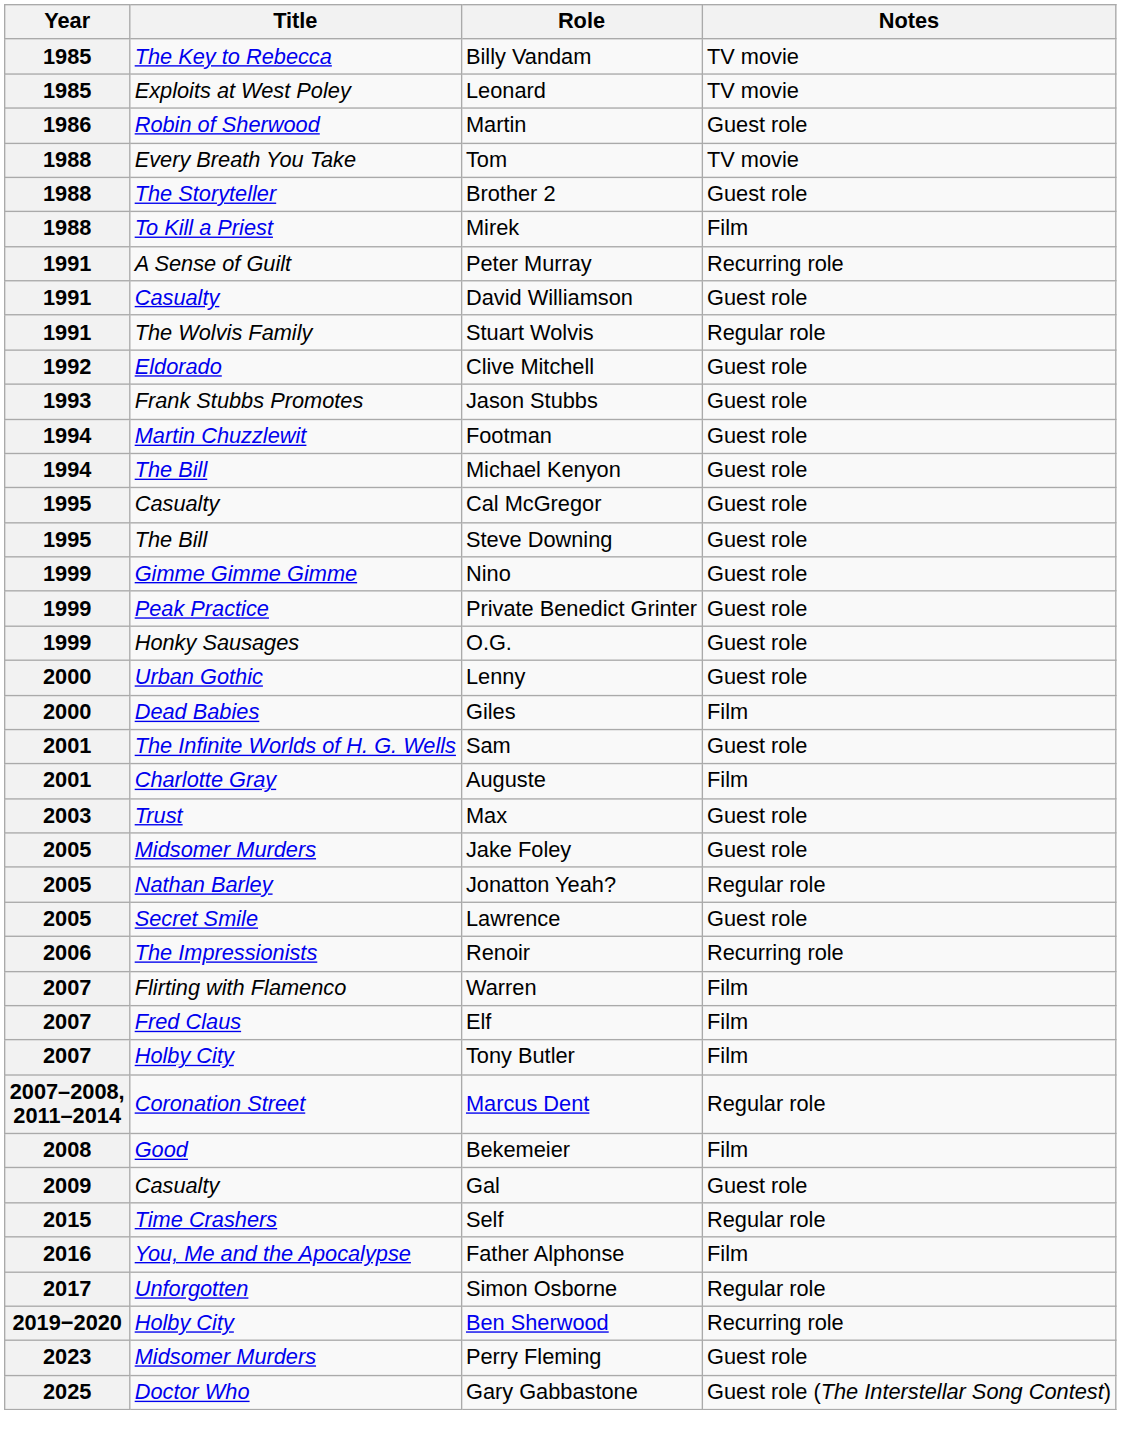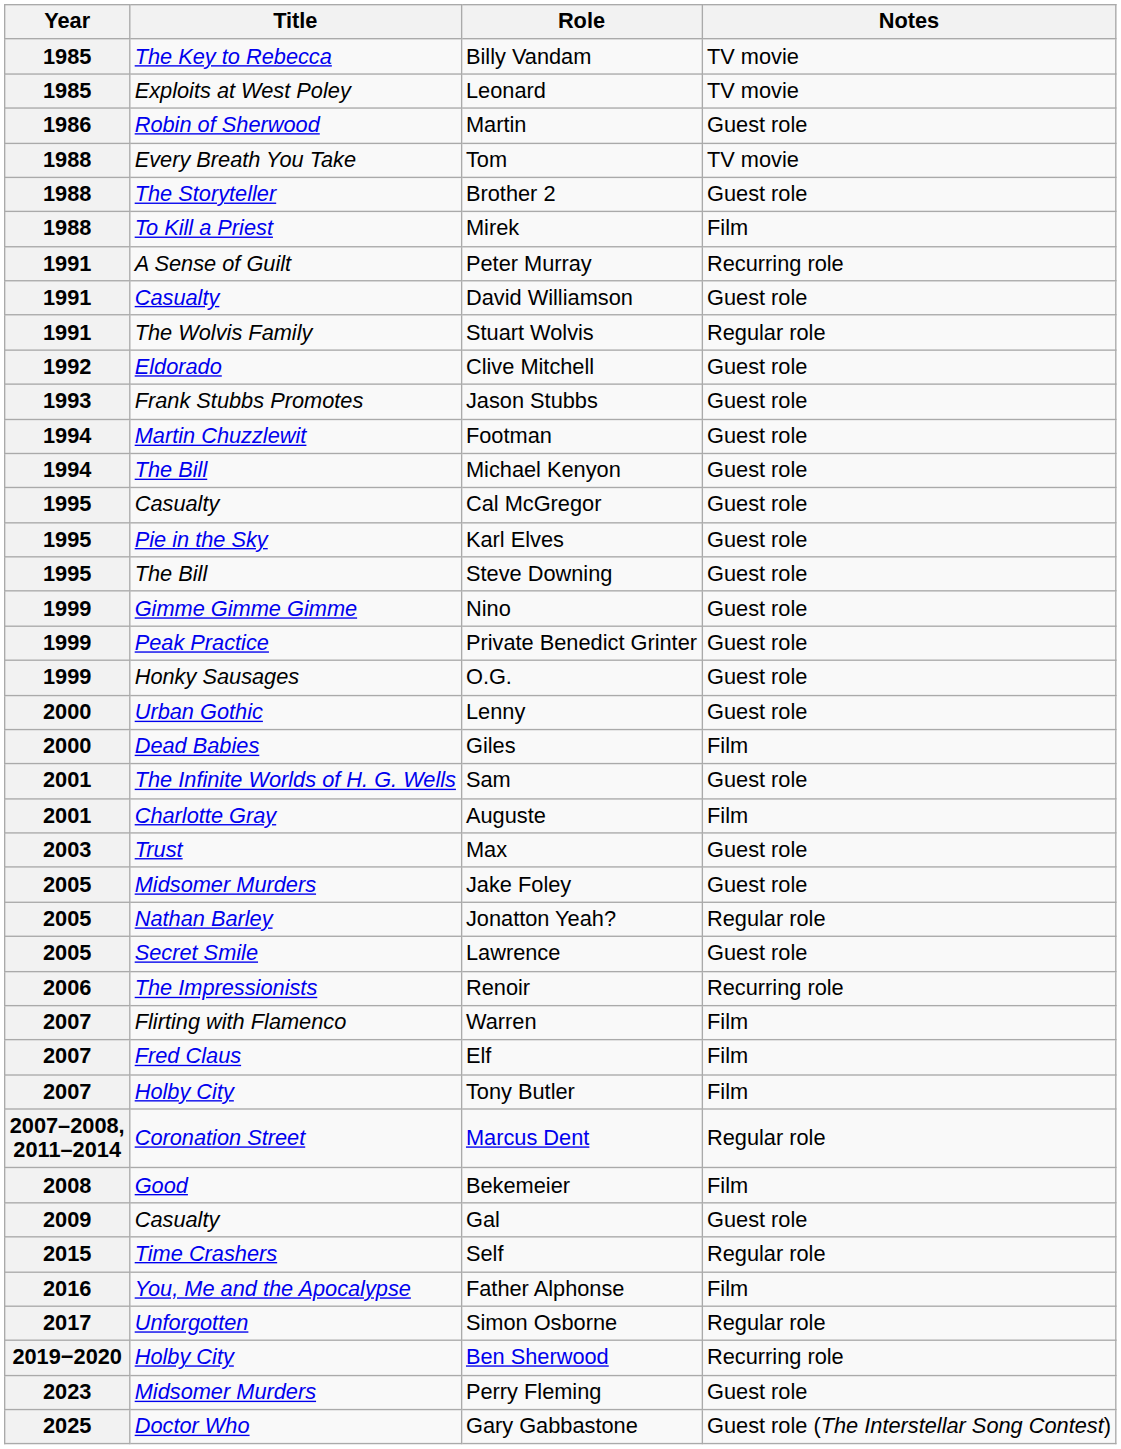+ row: (515, 539)
